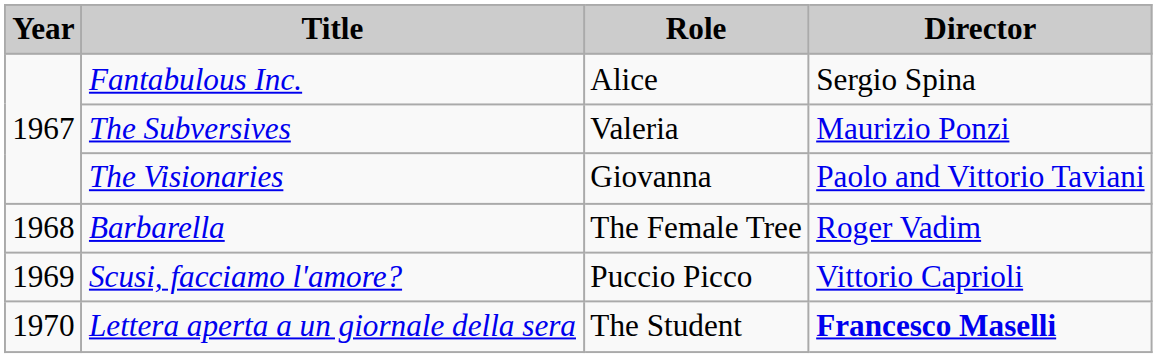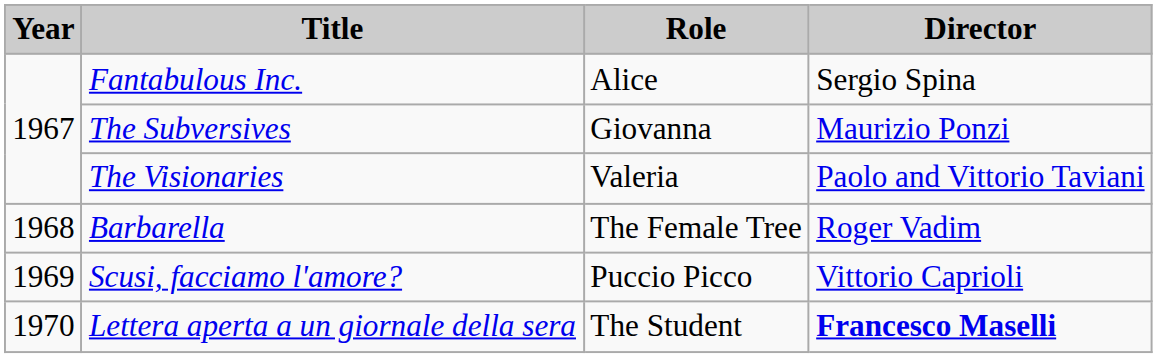(635, 128) Valeria -> (651, 128) Giovanna
(651, 177) Giovanna -> (635, 177) Valeria
